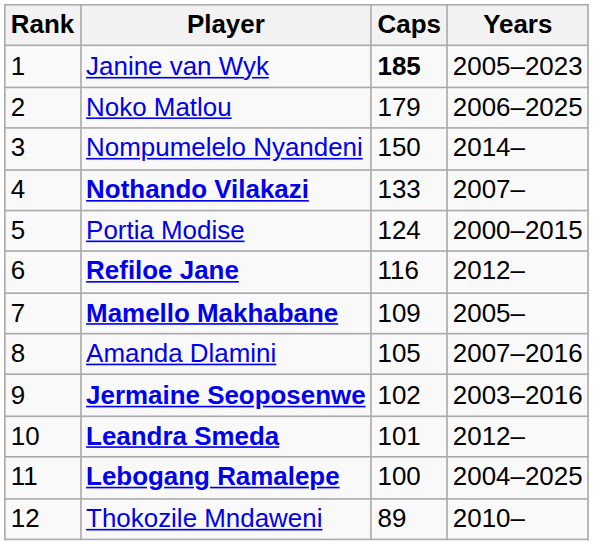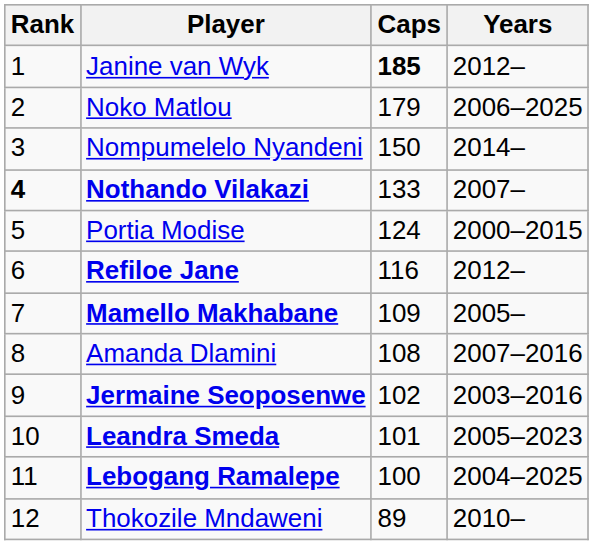(518, 66) 2005–2023 -> (489, 66) 2012–
(18, 189) normal -> (18, 189) bold
(399, 353) 105 -> (399, 353) 108
(489, 436) 2012– -> (518, 436) 2005–2023
